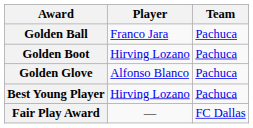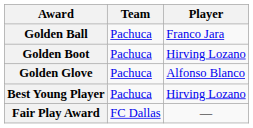columns swapped: (150, 14) <-> (221, 14)
